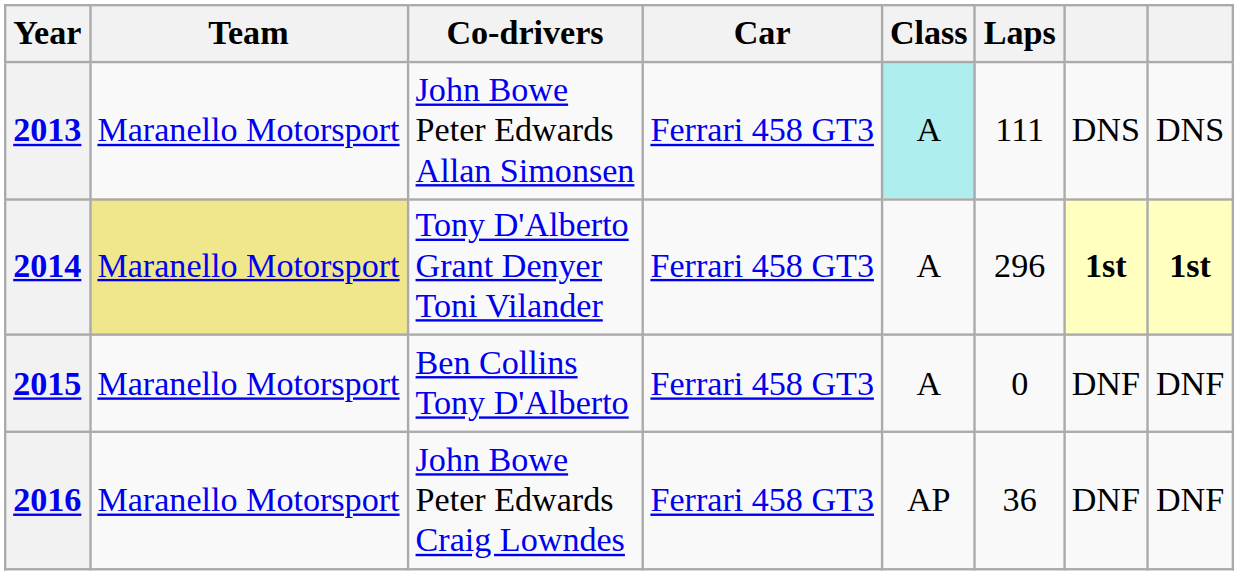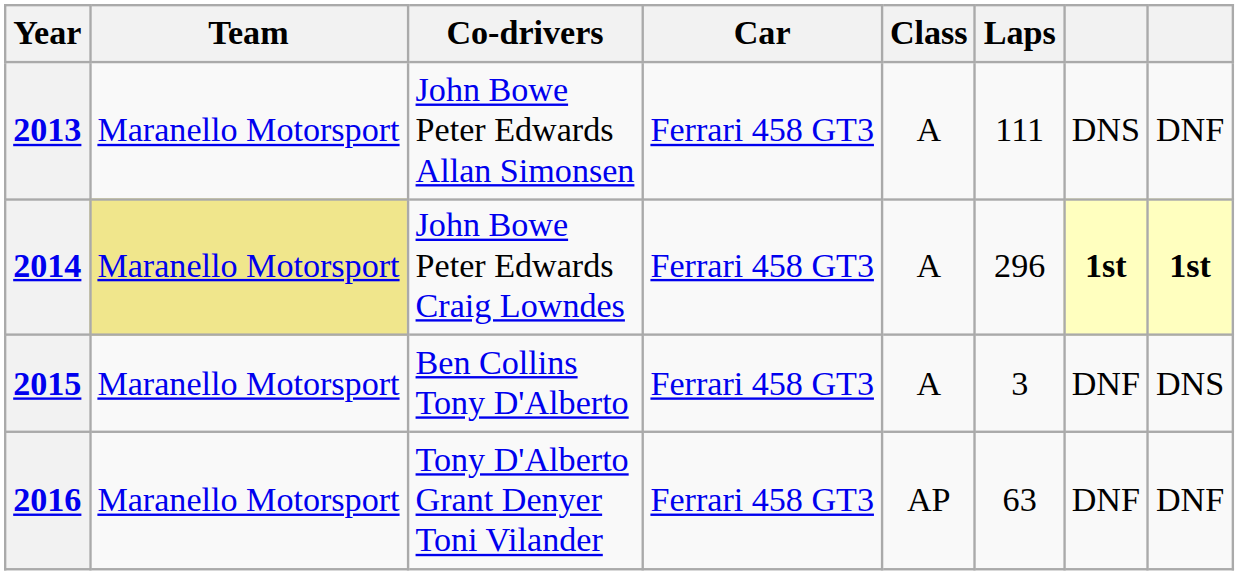(929, 129) paleturquoise background -> (929, 129) no background
(1190, 129) DNS -> (1190, 129) DNF
(522, 266) Tony D'Alberto Grant Denyer Toni Vilander -> (520, 266) John Bowe Peter Edwards Craig Lowndes
(1020, 383) 0 -> (1020, 383) 3
(1190, 383) DNF -> (1190, 383) DNS
(520, 499) John Bowe Peter Edwards Craig Lowndes -> (522, 499) Tony D'Alberto Grant Denyer Toni Vilander
(1020, 499) 36 -> (1020, 499) 63
